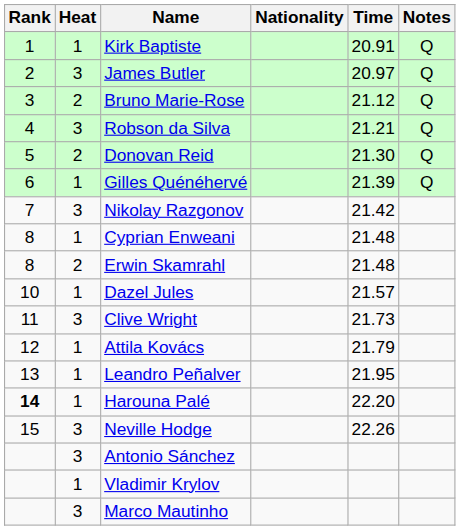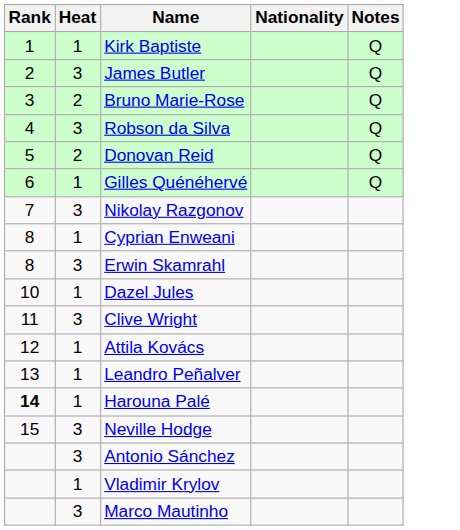- column: (373, 18)
(77, 264) 2 -> (77, 264) 3
